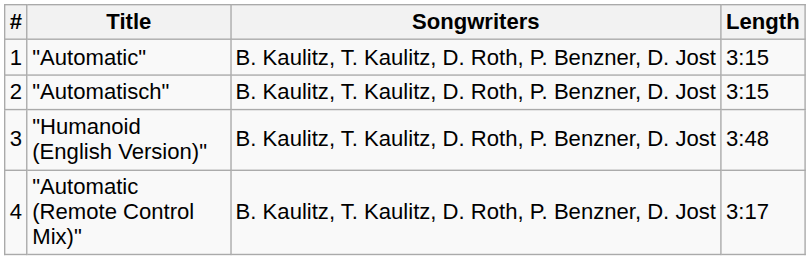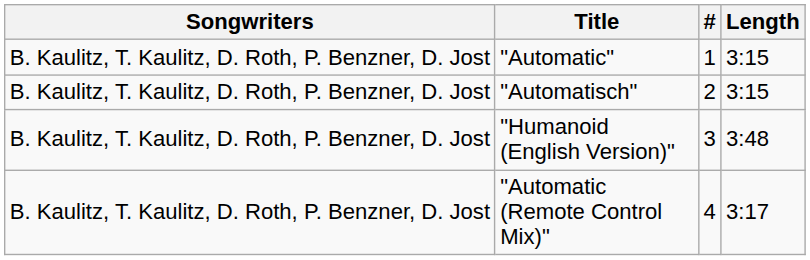columns swapped: (16, 22) <-> (476, 22)
